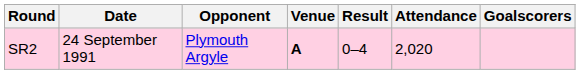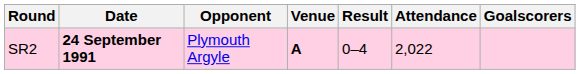(110, 48) normal -> (112, 48) bold
(414, 48) 2,020 -> (414, 48) 2,022
